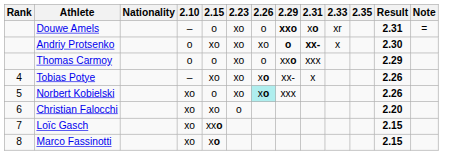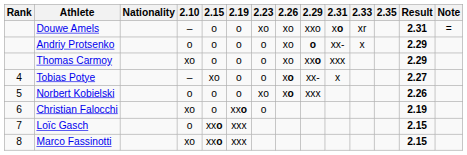+ column: (239, 12)
(264, 28) o -> (288, 28) xo
(288, 28) bold -> (313, 28) normal
(214, 45) xo -> (214, 45) o
(239, 45) xo -> (264, 45) o
(313, 45) bold -> (337, 45) normal
(392, 45) 2.30 -> (417, 45) 2.29
(190, 61) o -> (190, 61) xo
(239, 61) xo -> (264, 61) o
(264, 61) o -> (288, 61) xo
(239, 77) xo -> (264, 77) o
(392, 77) 2.26 -> (417, 77) 2.27
(190, 93) xo -> (190, 93) o
(264, 93) paleturquoise background -> (288, 93) no background
(214, 110) xo -> (214, 110) o
(392, 110) 2.20 -> (417, 110) 2.19
(190, 126) xo -> (190, 126) o
(214, 142) xo -> (214, 142) xxo
